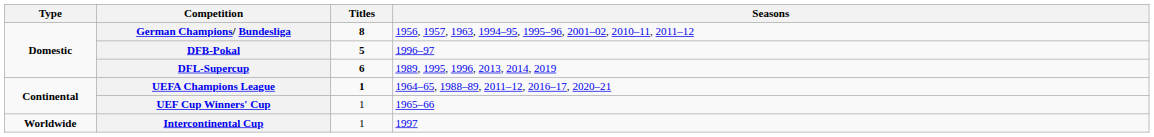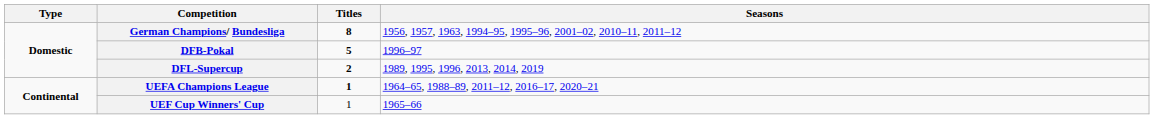(362, 68) 6 -> (349, 68) 2
- row: (213, 123)
